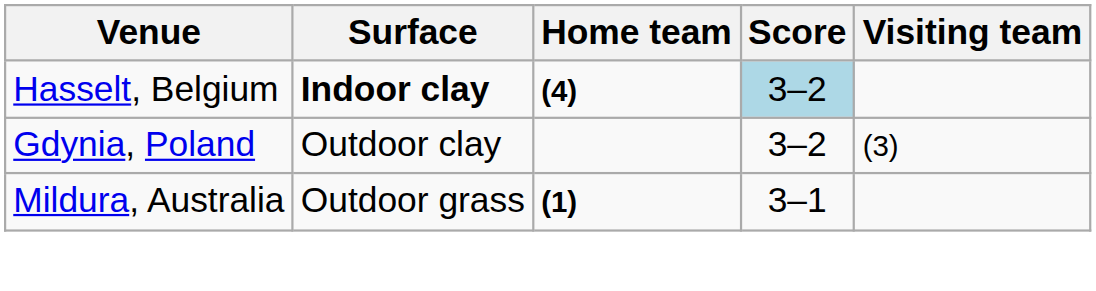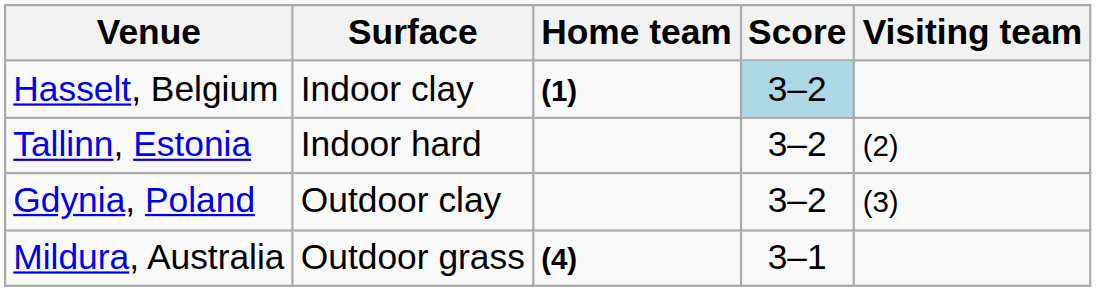(395, 88) bold -> (387, 88) normal
(559, 88) (4) -> (559, 88) (1)
+ row: (132, 144)
(559, 200) (1) -> (559, 256) (4)
